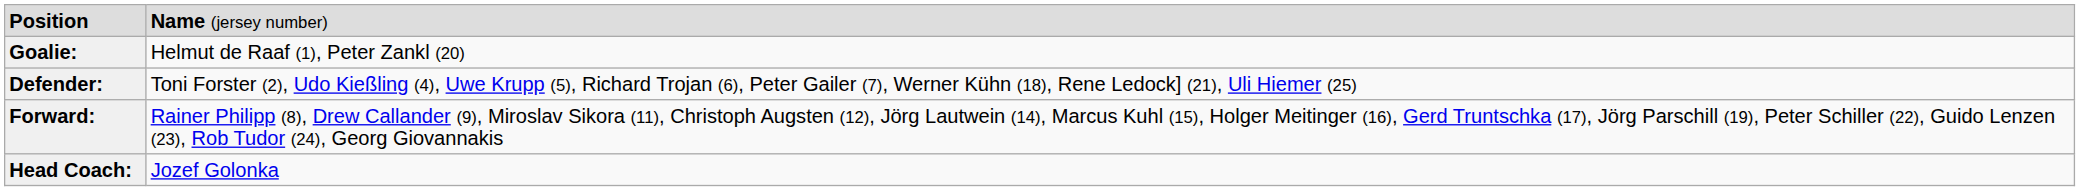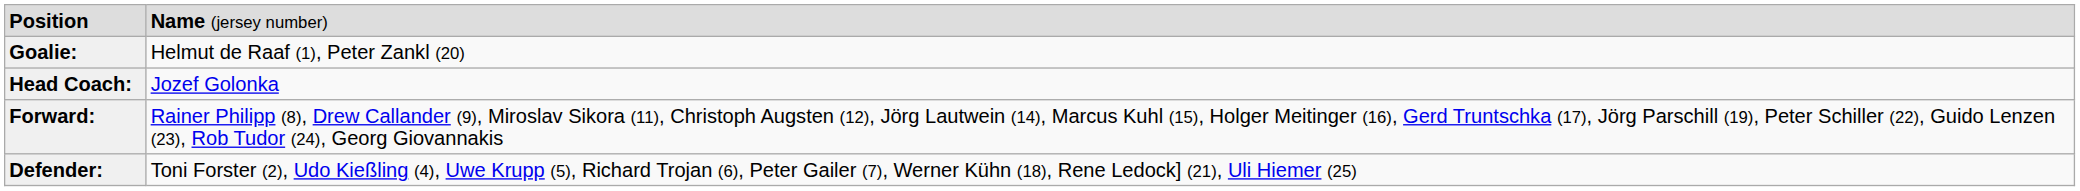rows swapped: (56, 84) <-> (71, 170)
